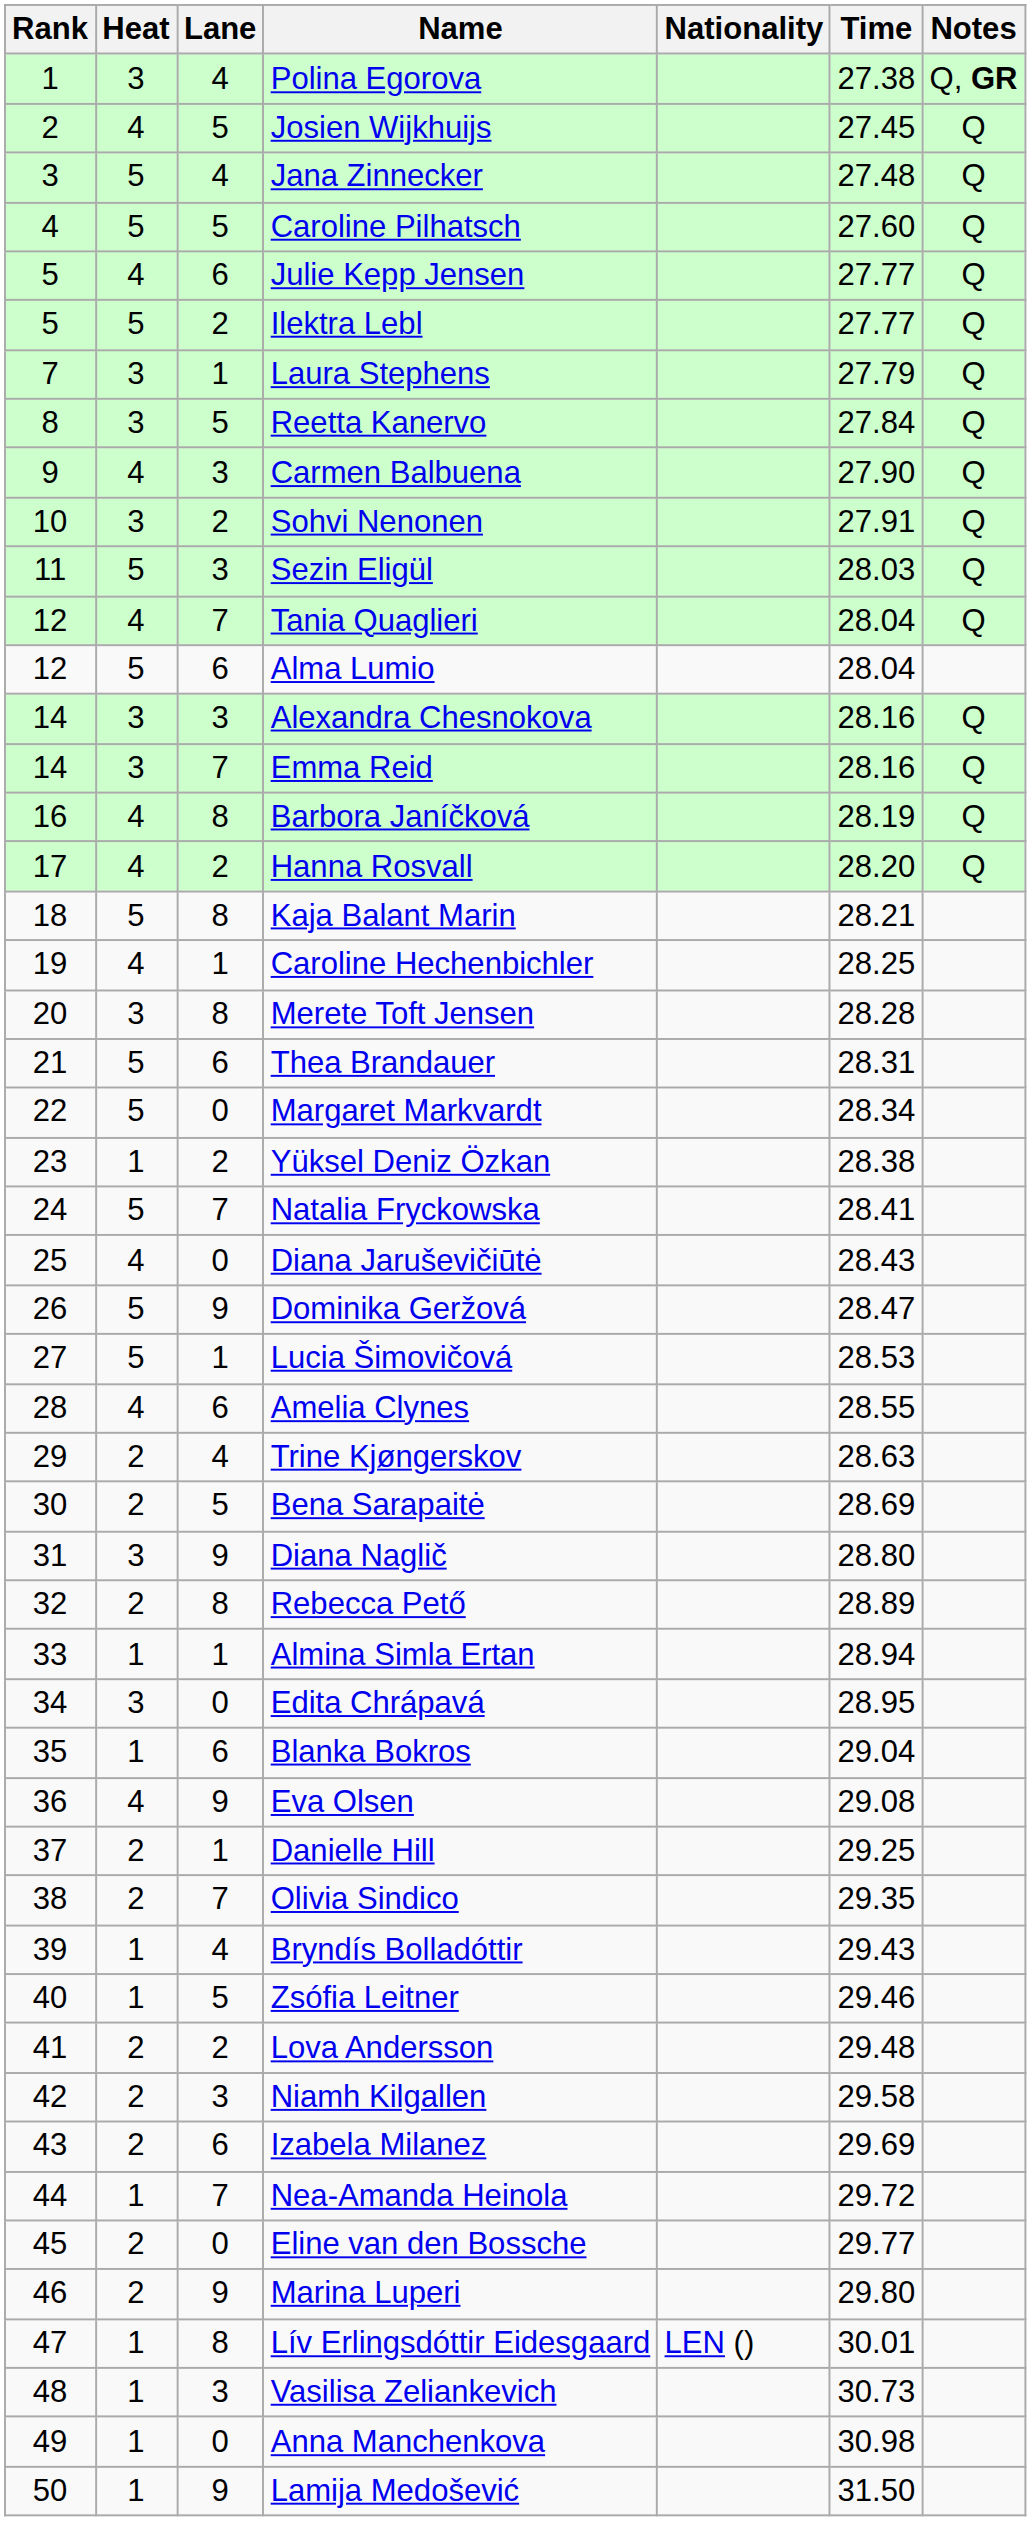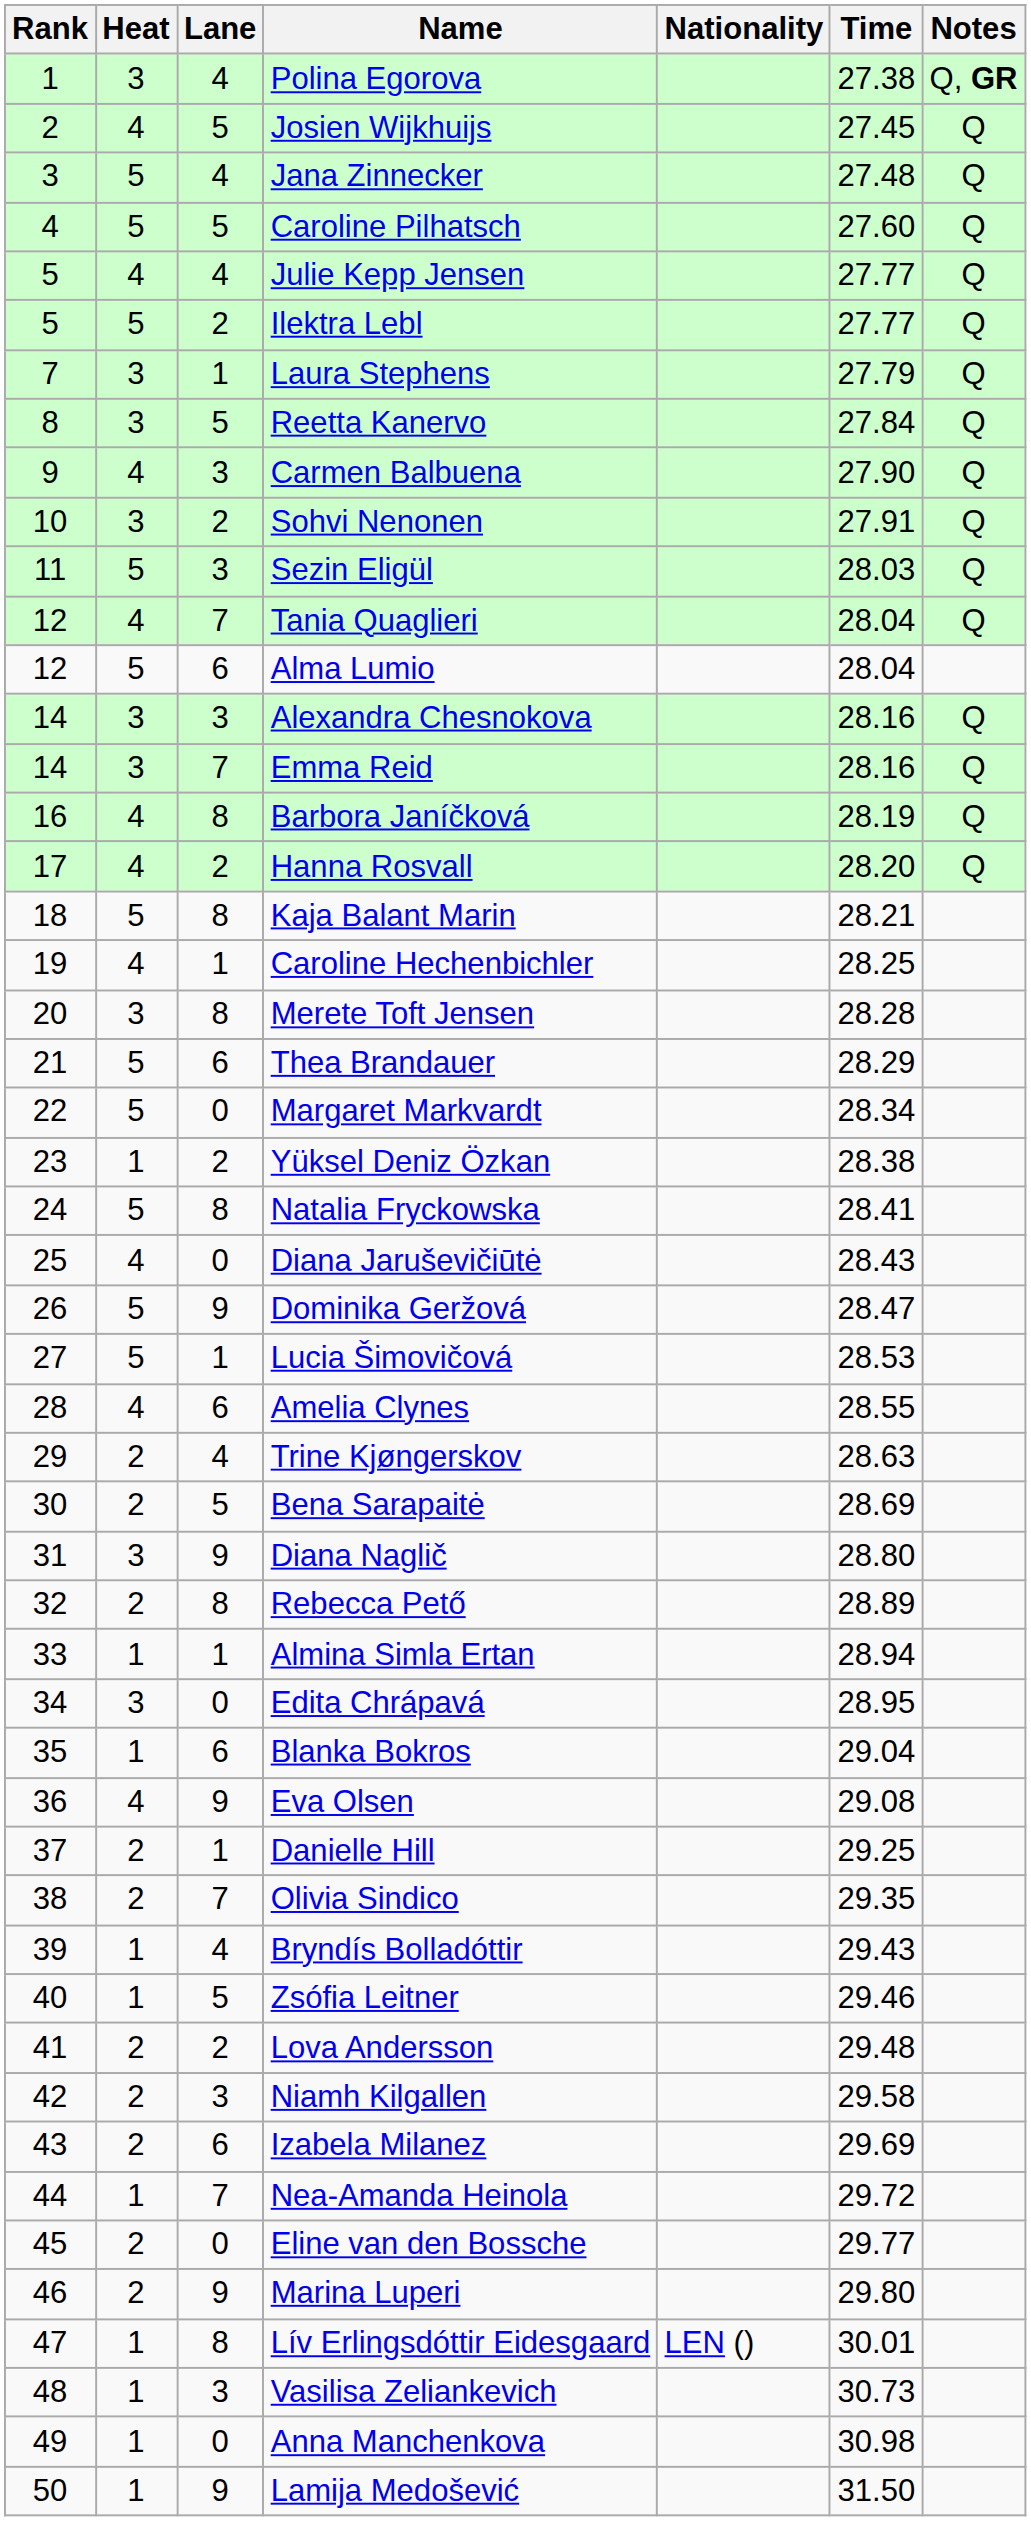(220, 275) 6 -> (220, 275) 4
(876, 1062) 28.31 -> (876, 1062) 28.29
(220, 1210) 7 -> (220, 1210) 8
